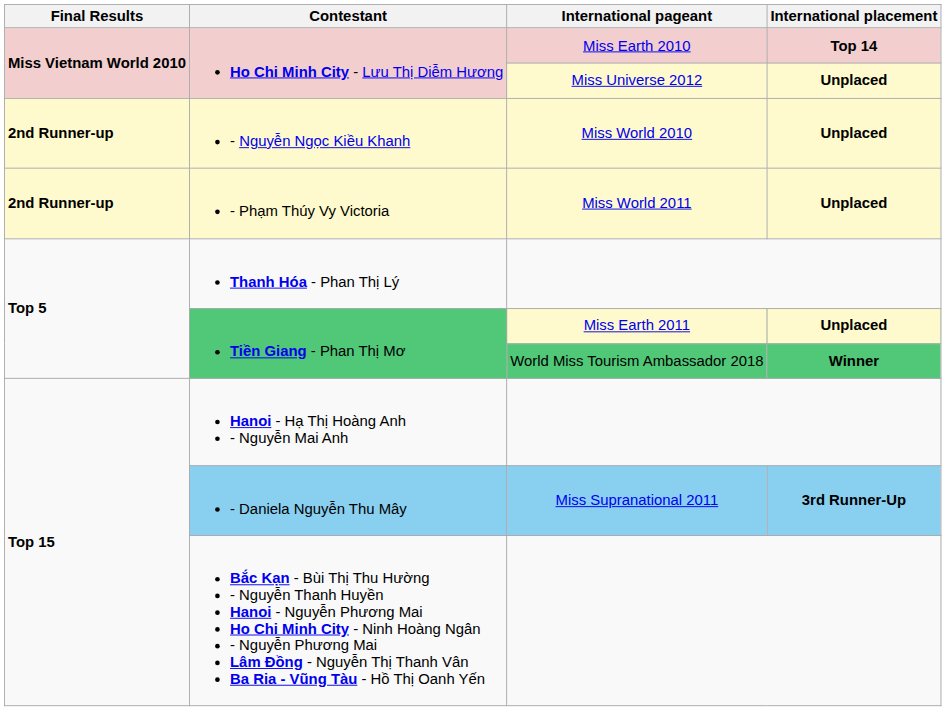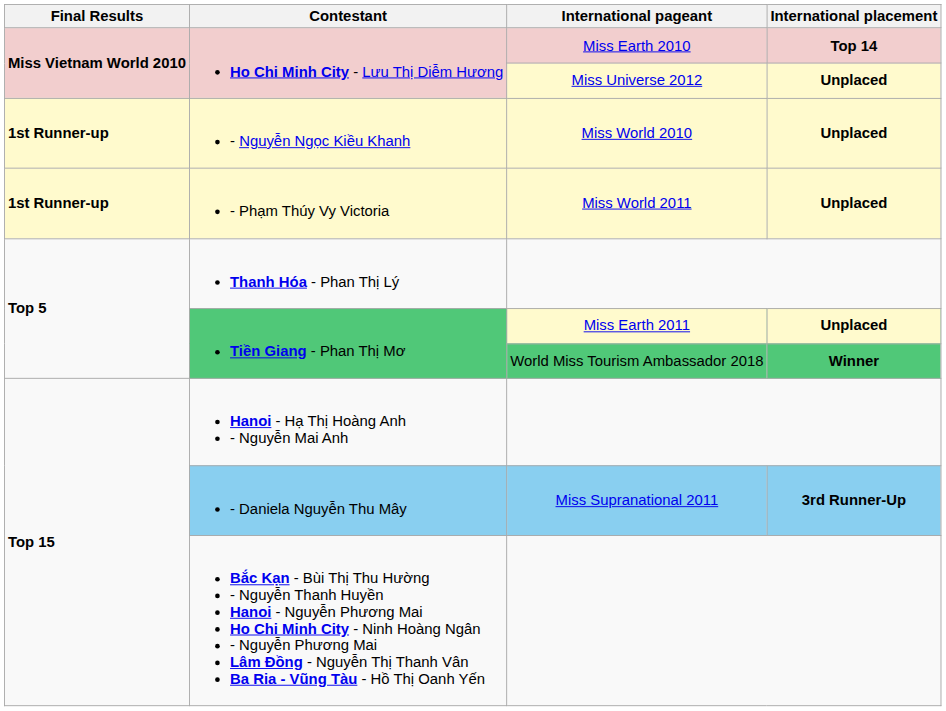(61, 133) 2nd Runner-up -> (58, 133) 1st Runner-up
(61, 203) 2nd Runner-up -> (58, 203) 1st Runner-up
